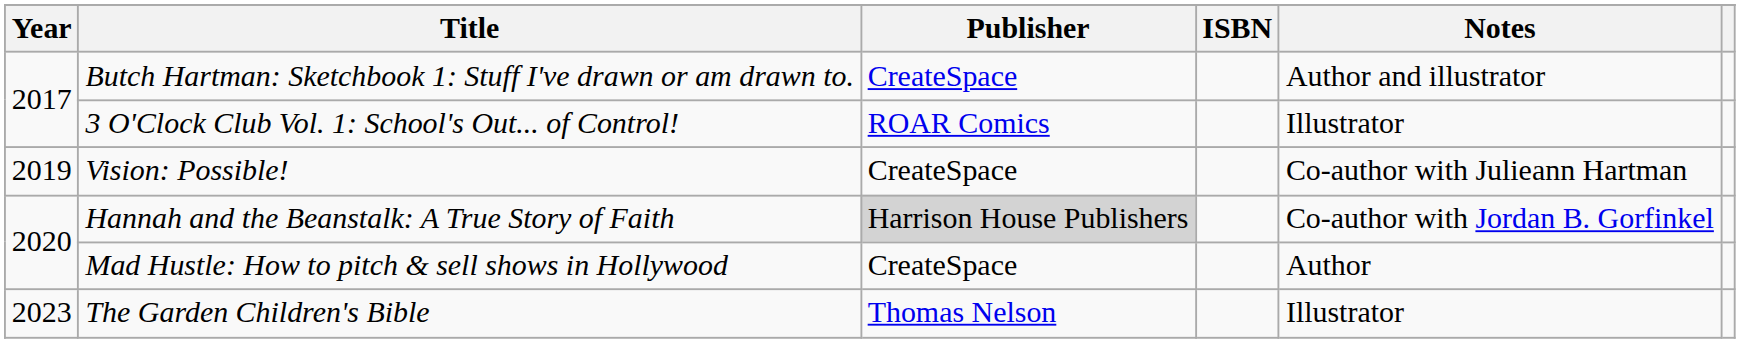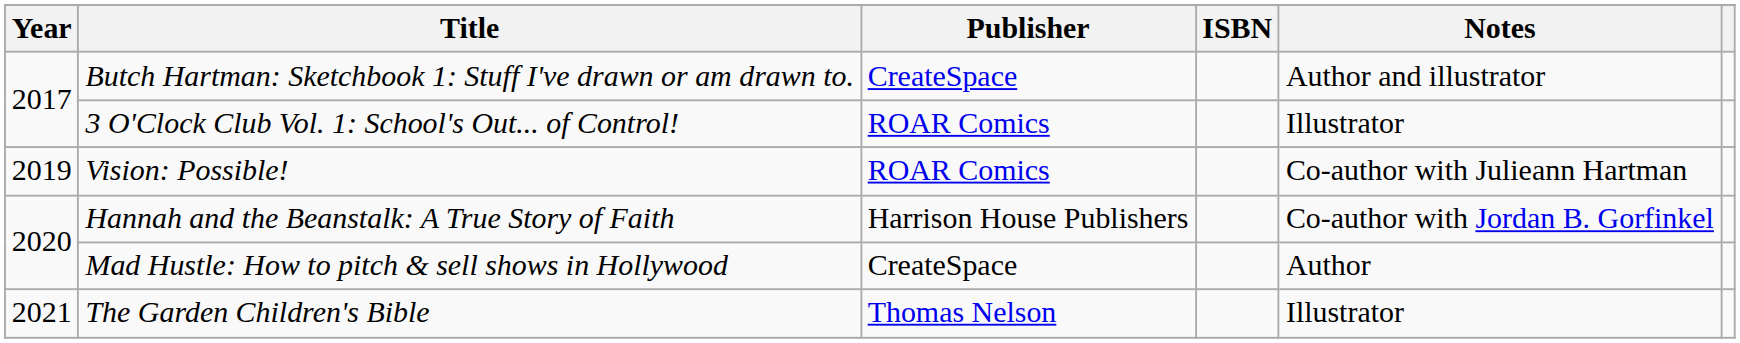(942, 170) CreateSpace -> (959, 170) ROAR Comics
(1028, 218) lightgrey background -> (1028, 218) no background
(42, 312) 2023 -> (42, 312) 2021
